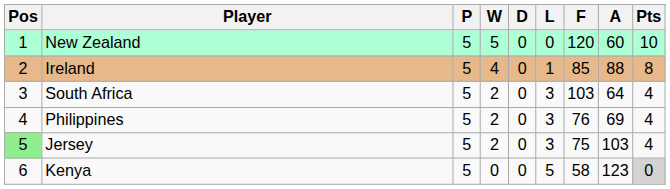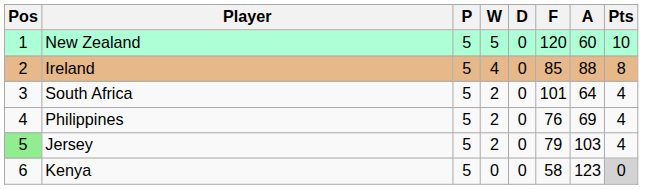- column: (550, 17)
(581, 94) 103 -> (553, 94) 101
(581, 145) 75 -> (553, 145) 79
